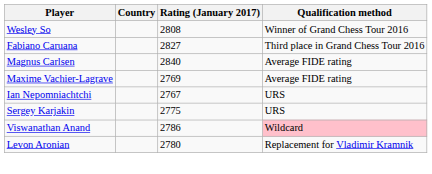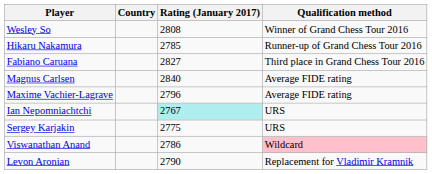+ row: (44, 45)
(170, 78) 2769 -> (170, 95) 2796
(170, 95) no background -> (170, 111) paleturquoise background
(170, 144) 2780 -> (170, 161) 2790
